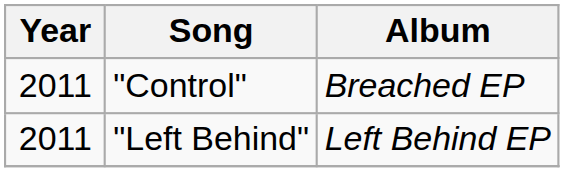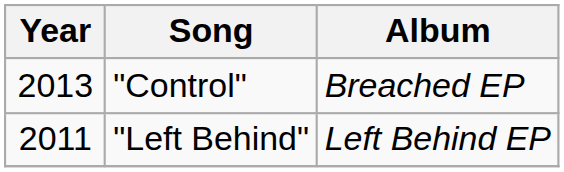(55, 85) 2011 -> (55, 85) 2013
